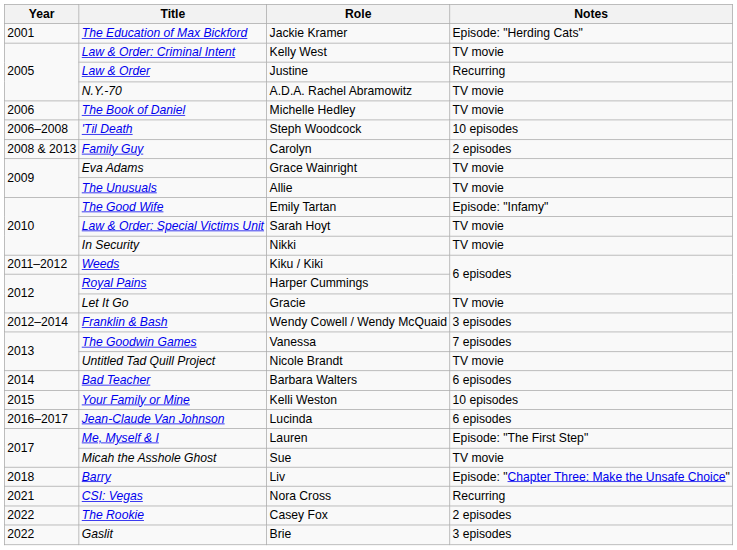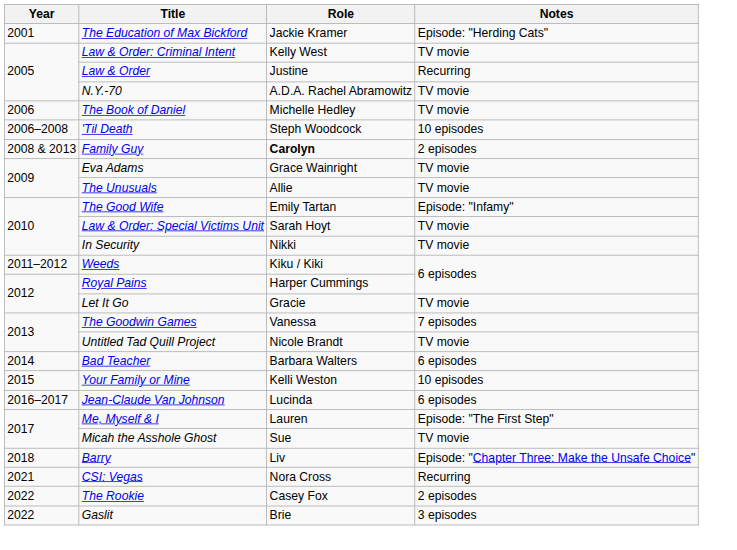(291, 149) normal -> (292, 149) bold
- row: (125, 322)
